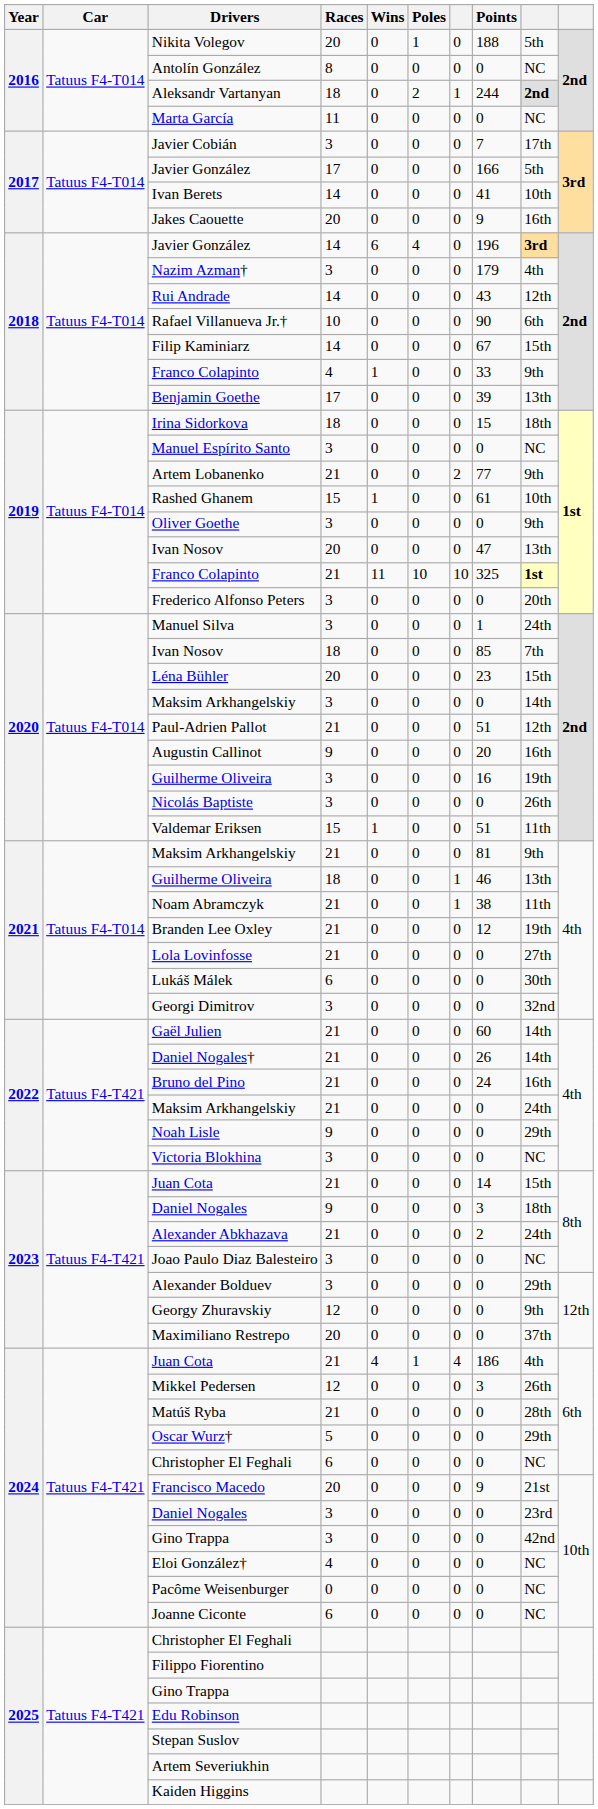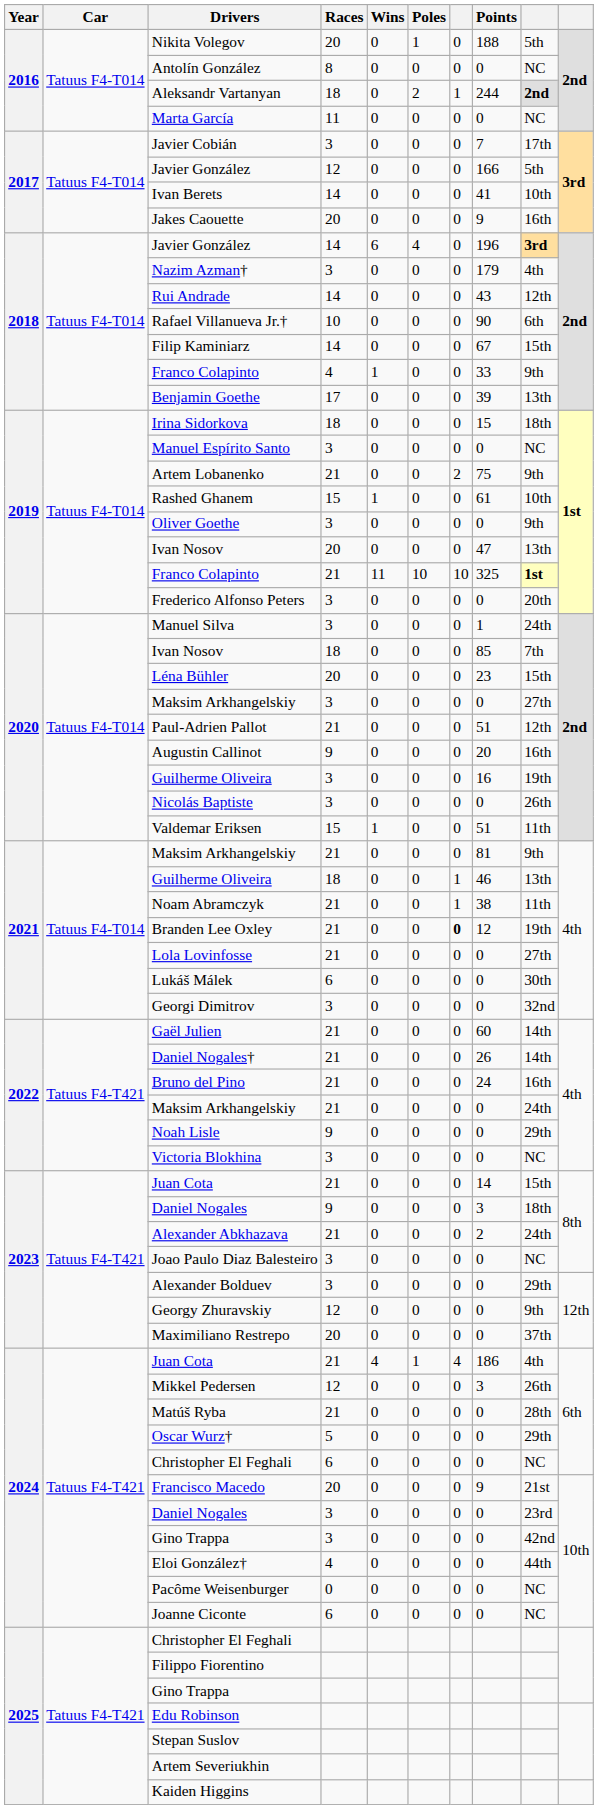(333, 168) 17 -> (333, 168) 12
(484, 473) 77 -> (484, 473) 75
(538, 701) 14th -> (538, 701) 27th
(457, 929) normal -> (457, 929) bold
(535, 1563) NC -> (538, 1563) 44th
